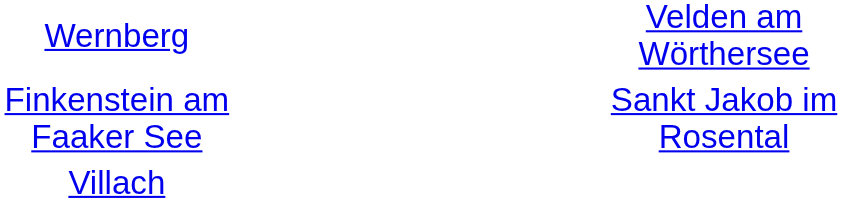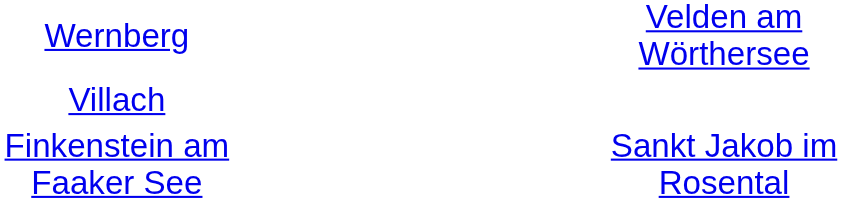rows swapped: (117, 182) <-> (117, 118)
